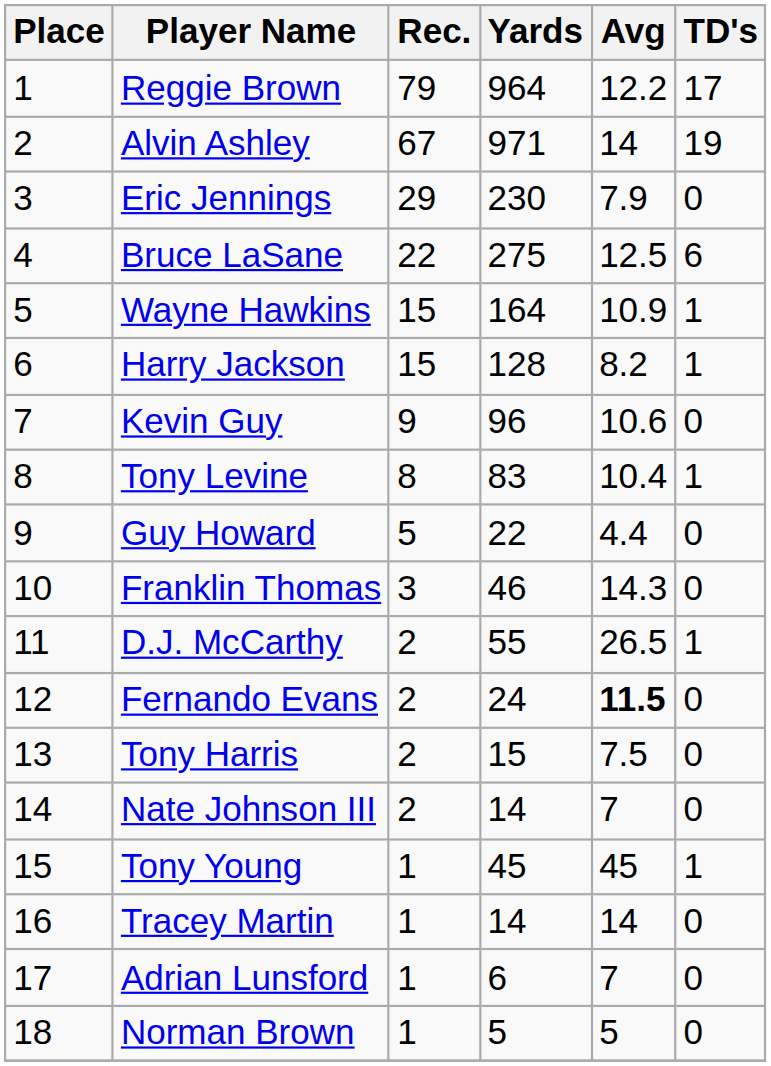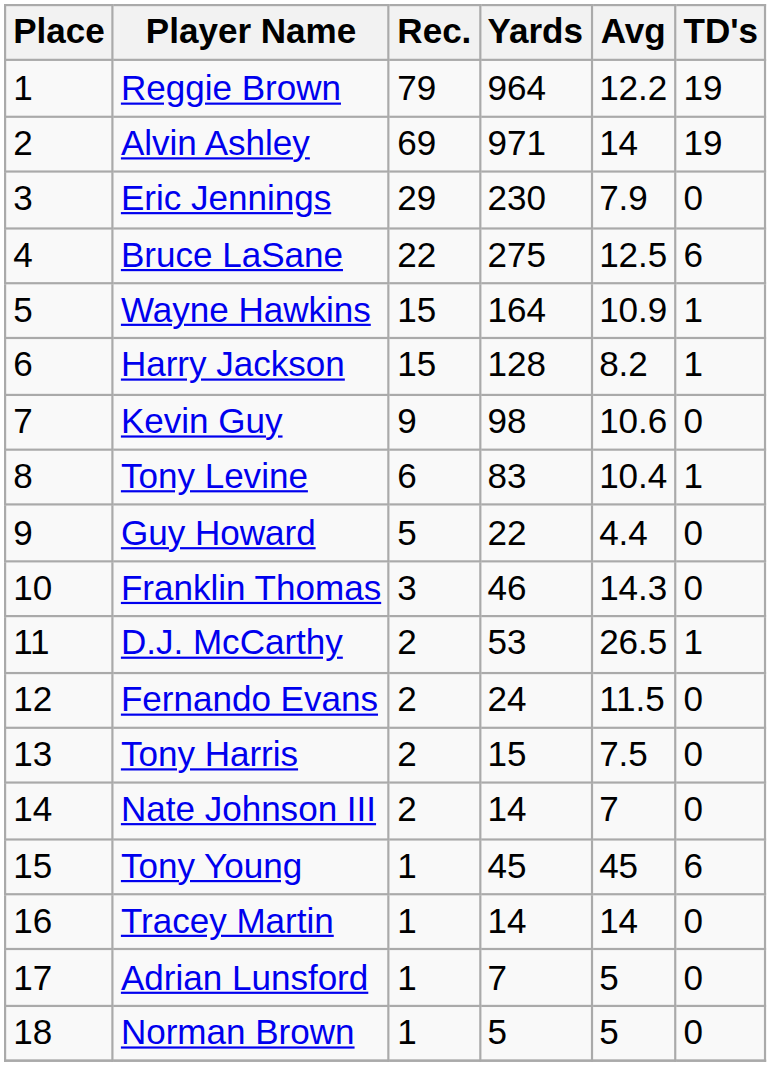(703, 87) 17 -> (703, 87) 19
(417, 143) 67 -> (417, 143) 69
(507, 421) 96 -> (507, 421) 98
(407, 476) 8 -> (407, 476) 6
(507, 643) 55 -> (507, 643) 53
(632, 699) bold -> (632, 699) normal
(693, 865) 1 -> (693, 865) 6
(497, 976) 6 -> (497, 976) 7
(609, 976) 7 -> (609, 976) 5
